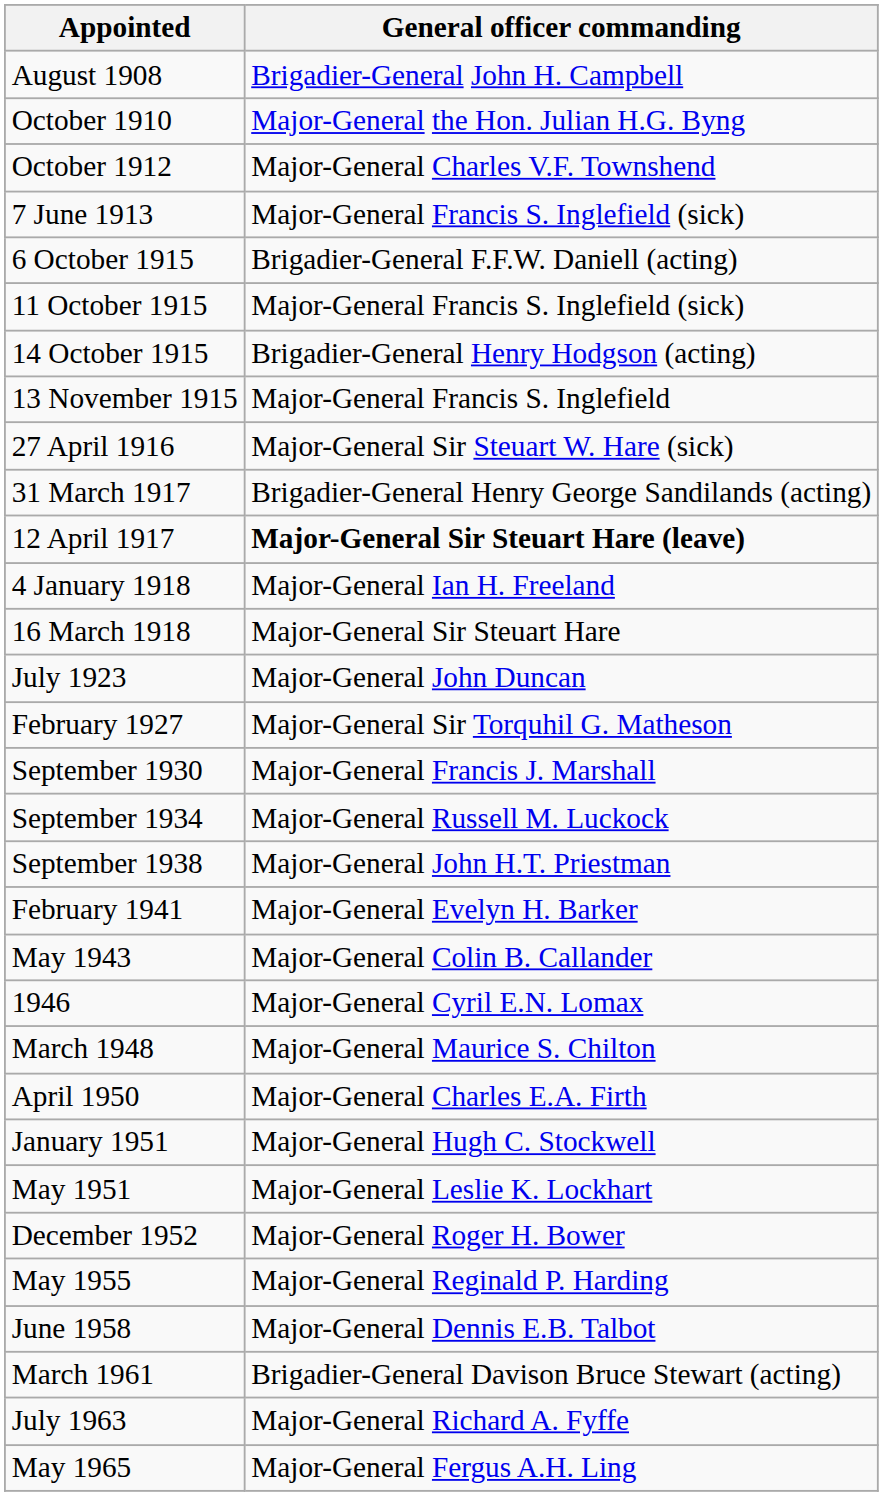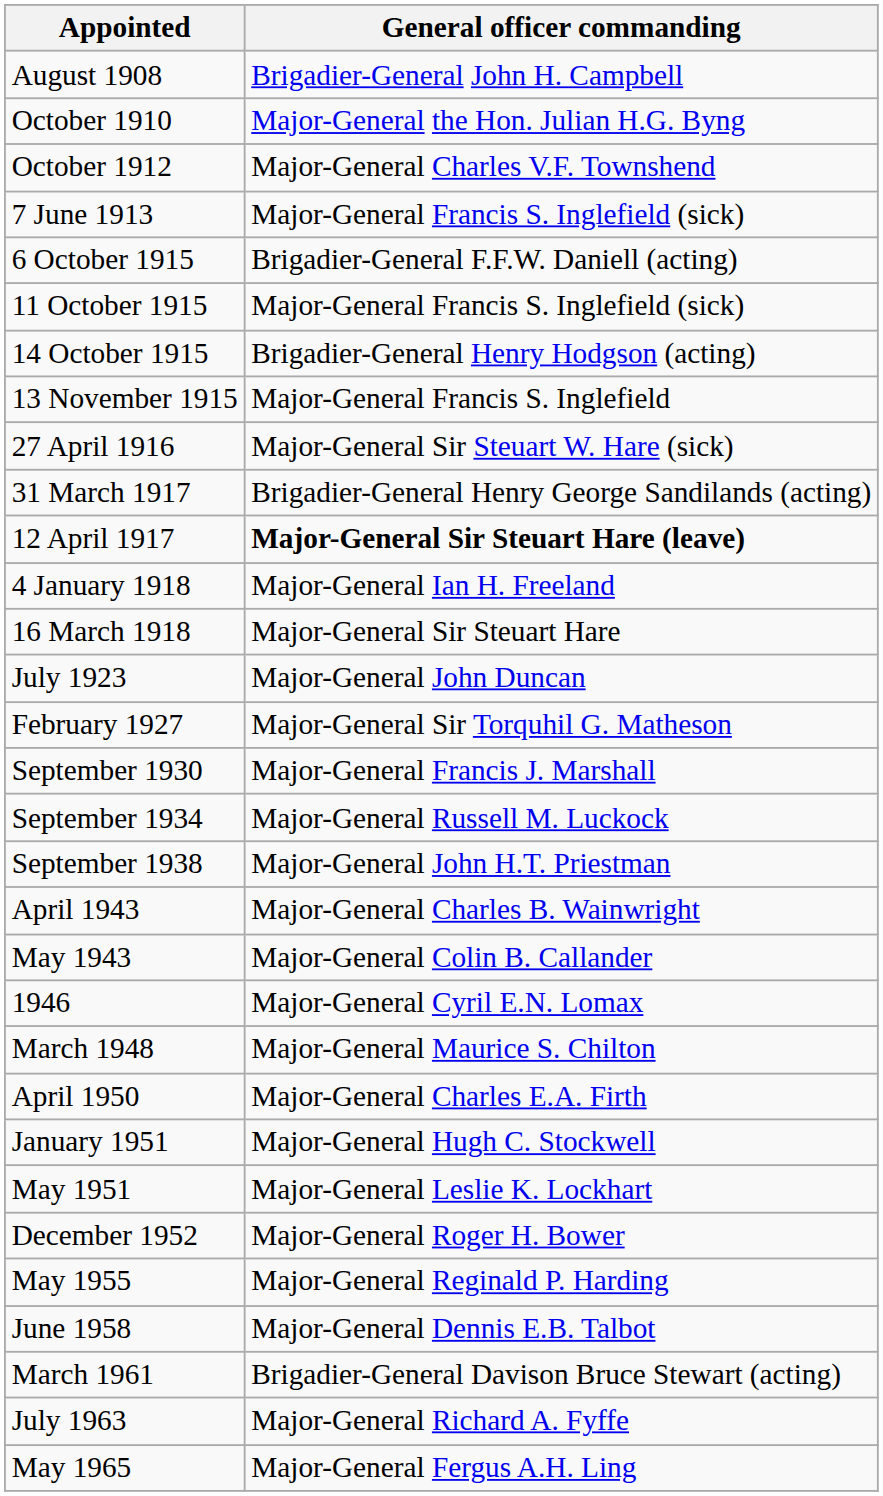- row: (97, 910)
+ row: (76, 910)
